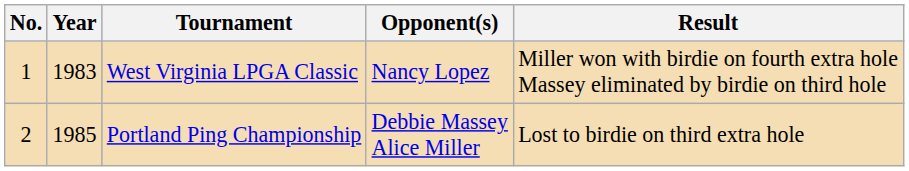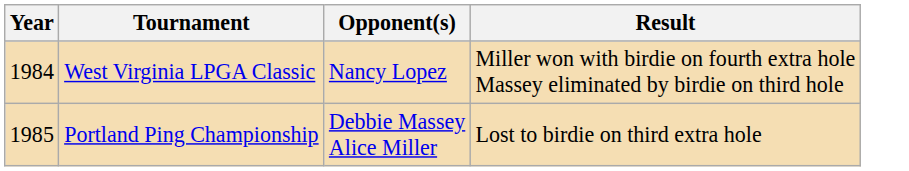- column: (26, 22)
(75, 72) 1983 -> (32, 72) 1984
